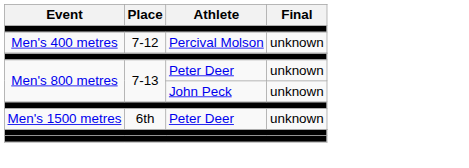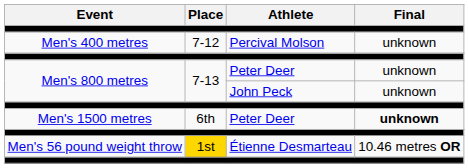(297, 119) normal -> (409, 119) bold
+ row: (95, 146)
